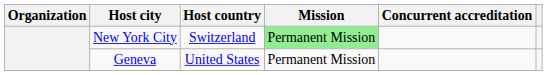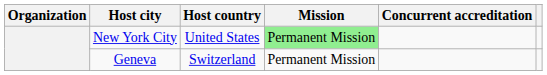(222, 37) Switzerland -> (222, 37) United States
(222, 59) United States -> (222, 59) Switzerland
